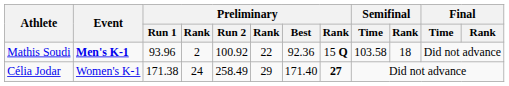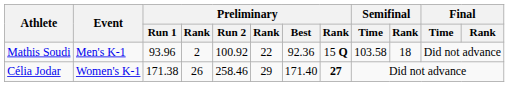(102, 52) bold -> (101, 52) normal
(197, 72) 24 -> (197, 72) 26
(232, 72) 258.49 -> (232, 72) 258.46
